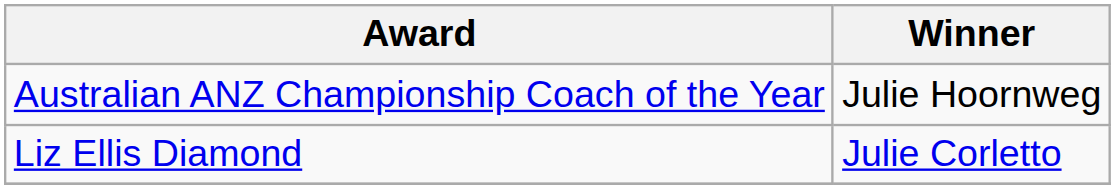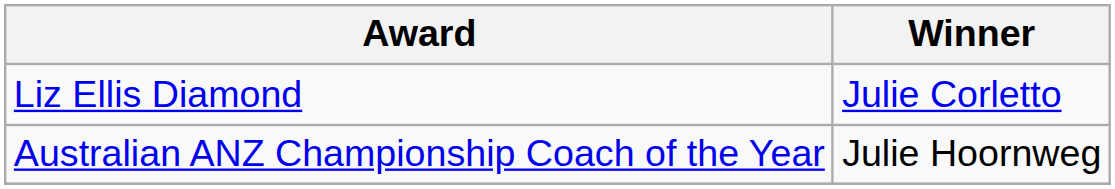rows swapped: (158, 153) <-> (419, 93)
